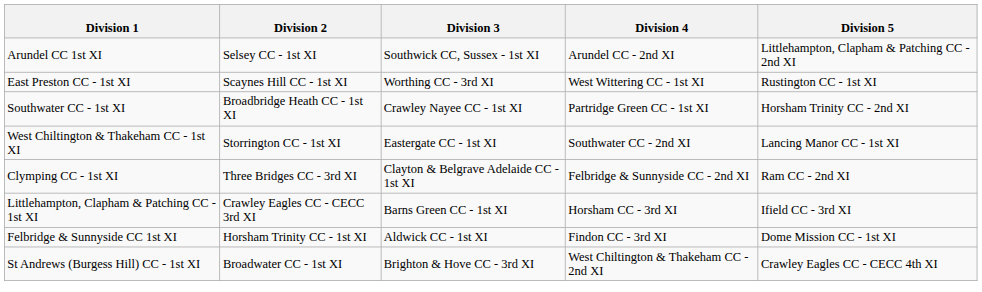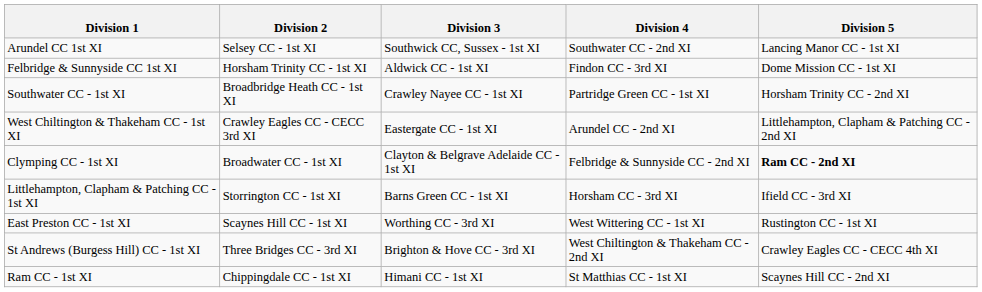(621, 55) Arundel CC - 2nd XI -> (630, 48) Southwater CC - 2nd XI
(865, 55) Littlehampton, Clapham & Patching CC - 2nd XI -> (830, 48) Lancing Manor CC - 1st XI
rows swapped: (92, 237) <-> (69, 82)
(282, 142) Storrington CC - 1st XI -> (293, 128) Crawley Eagles CC - CECC 3rd XI
(629, 142) Southwater CC - 2nd XI -> (622, 128) Arundel CC - 2nd XI
(830, 142) Lancing Manor CC - 1st XI -> (865, 128) Littlehampton, Clapham & Patching CC - 2nd XI
(290, 176) Three Bridges CC - 3rd XI -> (282, 162) Broadwater CC - 1st XI
(805, 176) normal -> (808, 162) bold
(294, 210) Crawley Eagles CC - CECC 3rd XI -> (282, 196) Storrington CC - 1st XI
(283, 263) Broadwater CC - 1st XI -> (290, 249) Three Bridges CC - 3rd XI
+ row: (50, 276)
